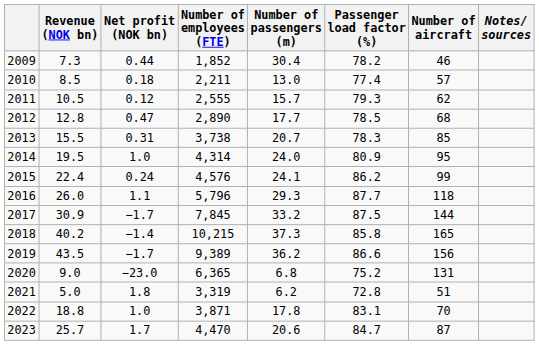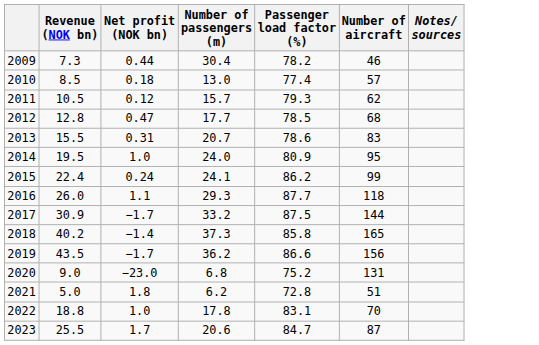- column: (213, 28)
(367, 138) 78.3 -> (297, 138) 78.6
(444, 138) 85 -> (374, 138) 83
(70, 331) 25.7 -> (70, 331) 25.5
